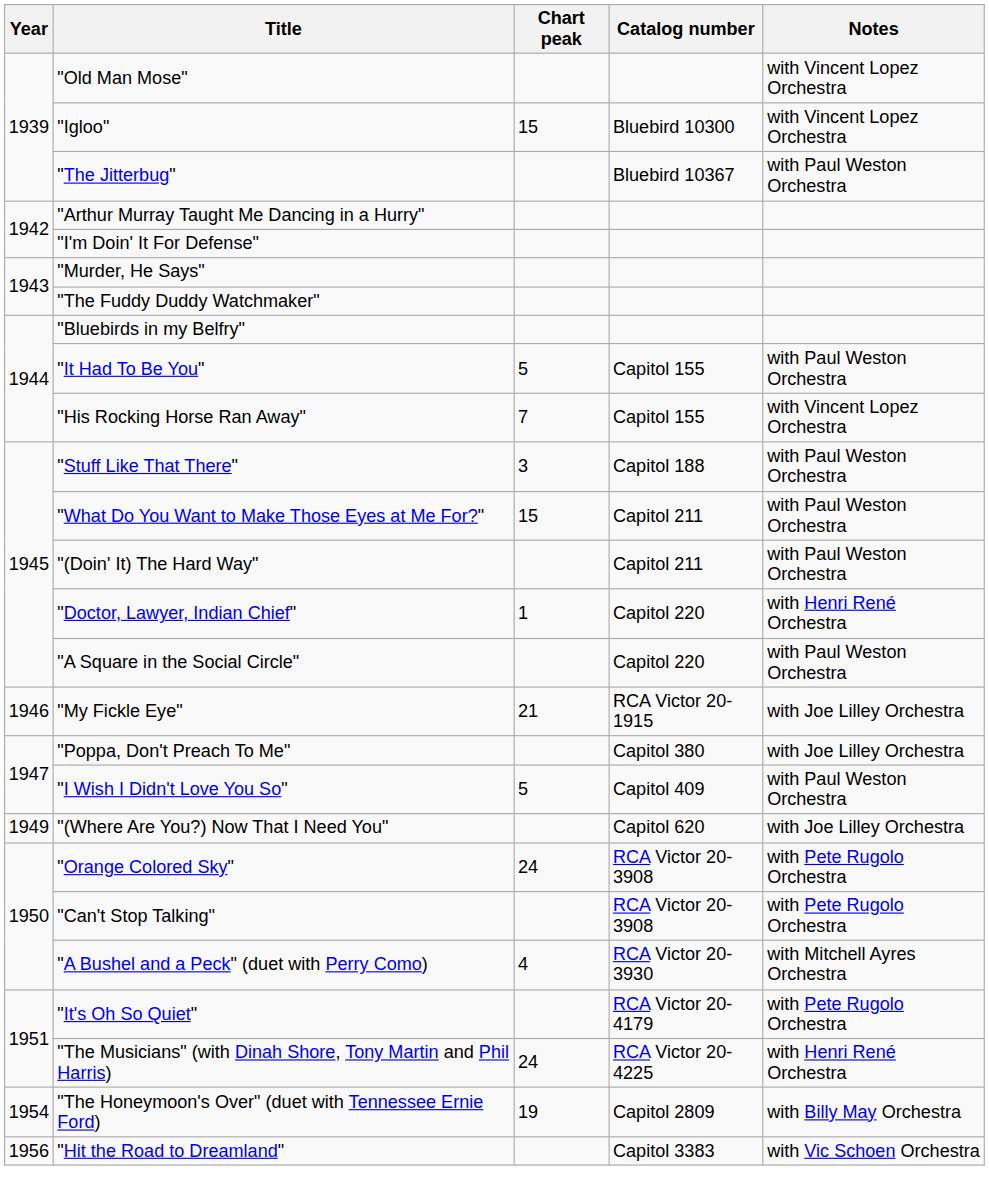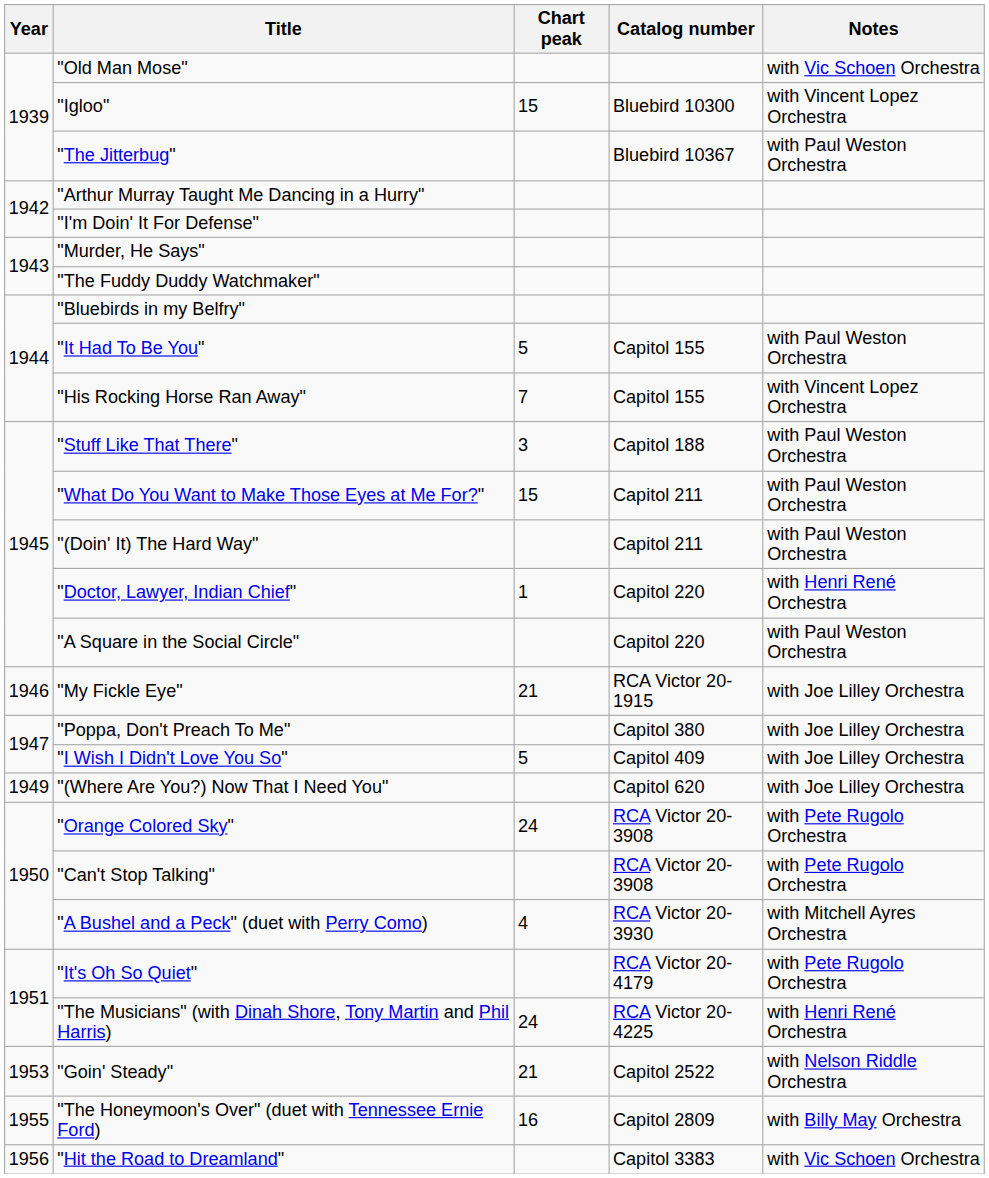(843, 78) with Vincent Lopez Orchestra -> (873, 67) with Vic Schoen Orchestra
(837, 789) with Paul Weston Orchestra -> (866, 758) with Joe Lilley Orchestra
+ row: (115, 1071)
(29, 1111) 1954 -> (29, 1120) 1955
(528, 1111) 19 -> (528, 1120) 16
